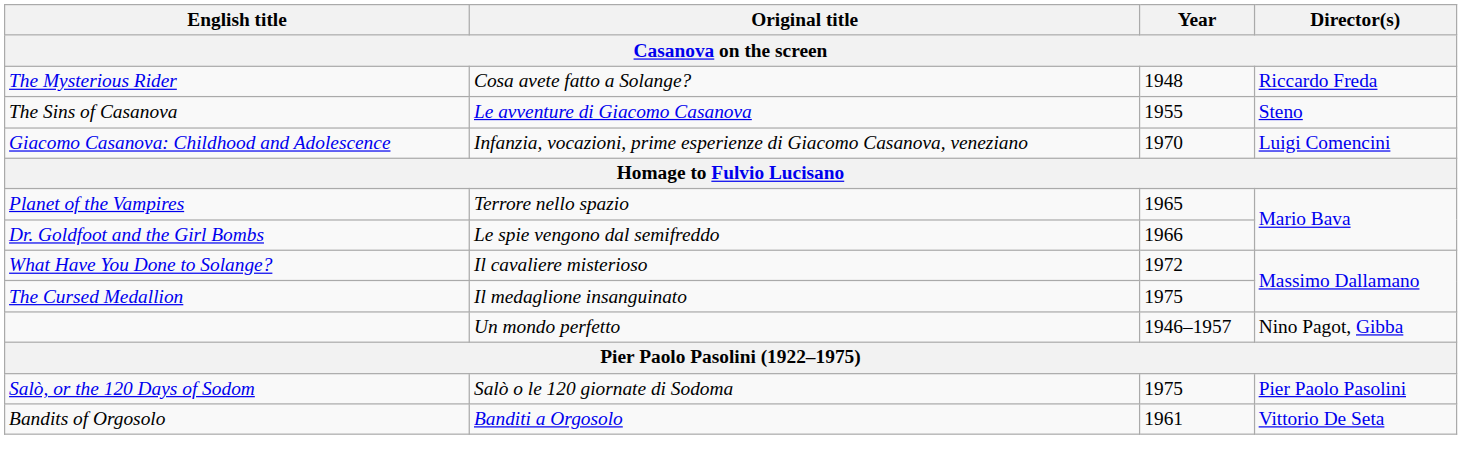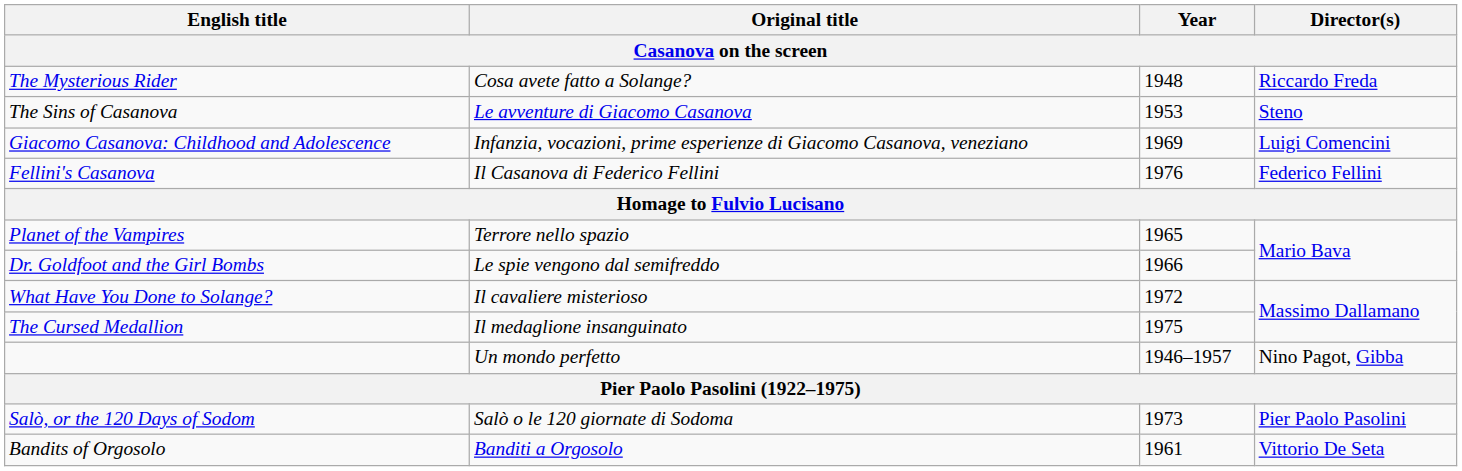(1164, 111) 1955 -> (1164, 111) 1953
(1164, 142) 1970 -> (1164, 142) 1969
+ row: (82, 173)
(1164, 388) 1975 -> (1164, 419) 1973
